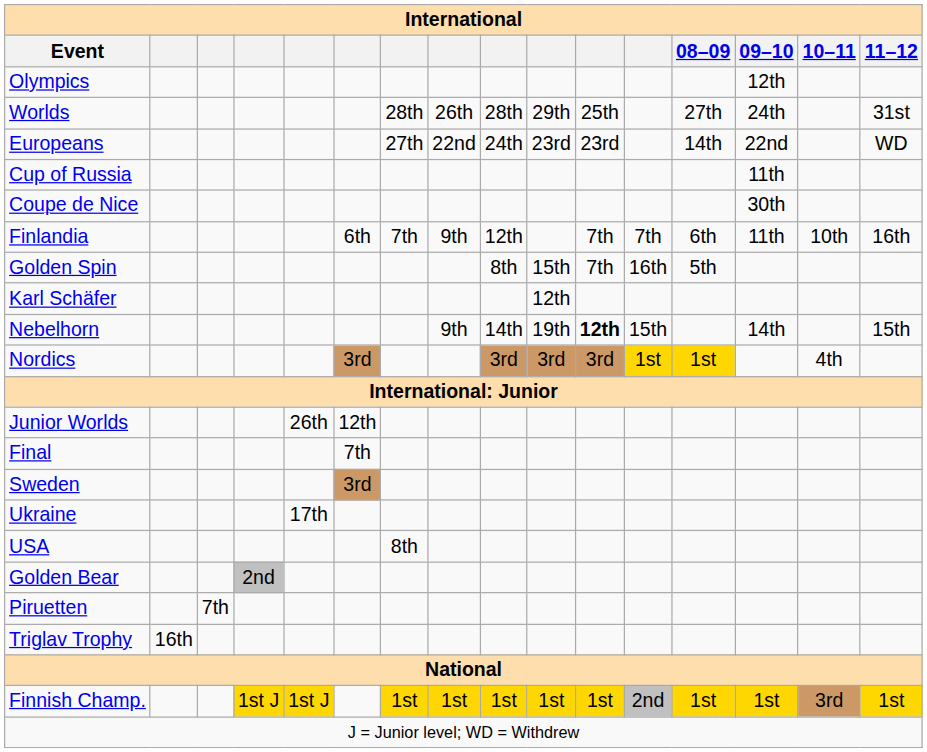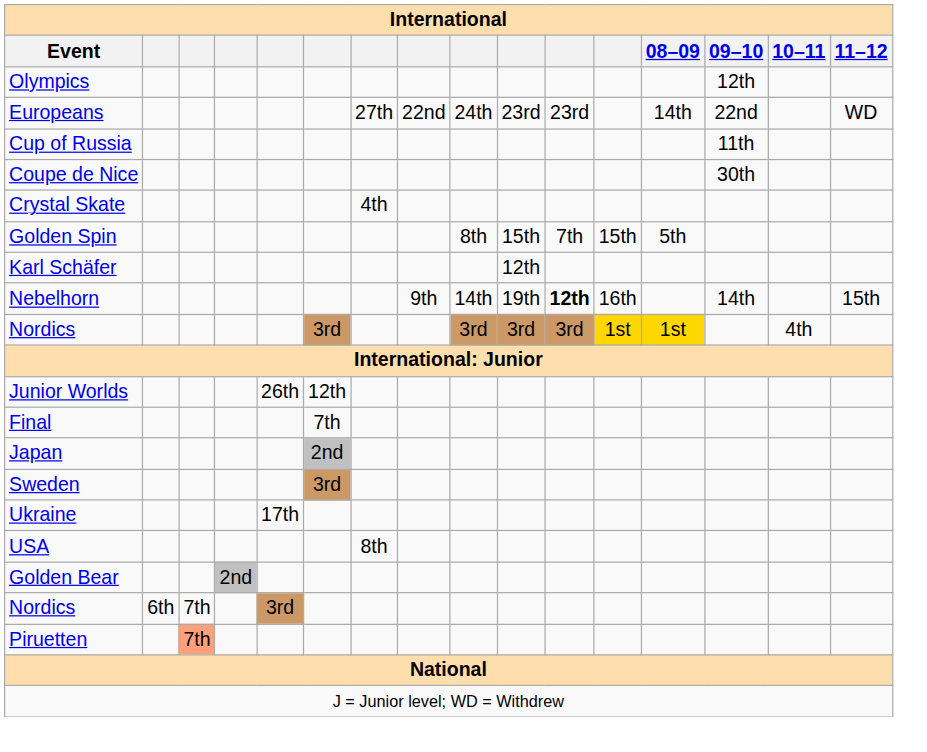- row: (39, 112)
+ row: (67, 205)
- row: (49, 236)
(648, 267) 16th -> (618, 236) 15th
(648, 329) 15th -> (618, 298) 16th
+ row: (36, 453)
+ row: (42, 608)
(215, 608) no background -> (197, 639) lightsalmon background
- row: (71, 639)
- row: (77, 701)
